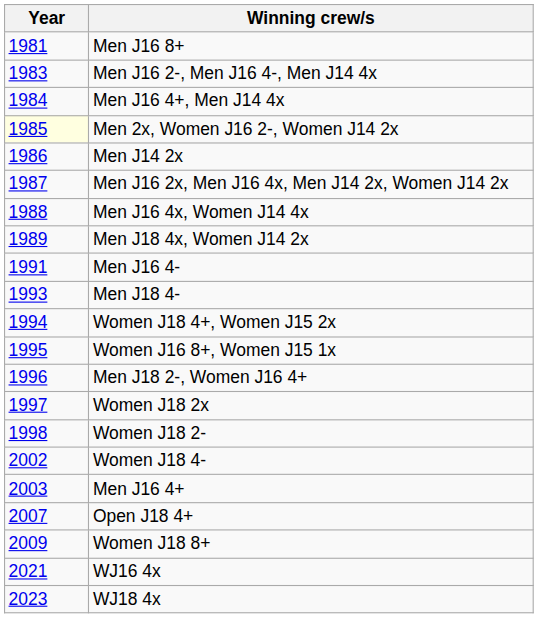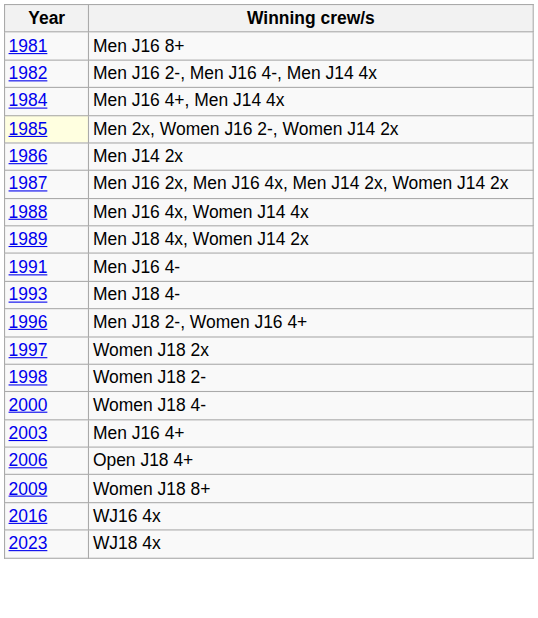(28, 73) 1983 -> (28, 73) 1982
- row: (214, 322)
- row: (214, 350)
(28, 460) 2002 -> (28, 405) 2000
(28, 516) 2007 -> (28, 460) 2006
(28, 571) 2021 -> (28, 516) 2016
